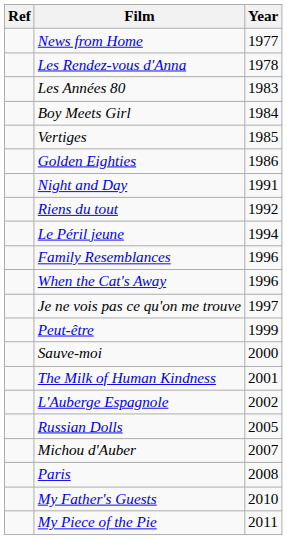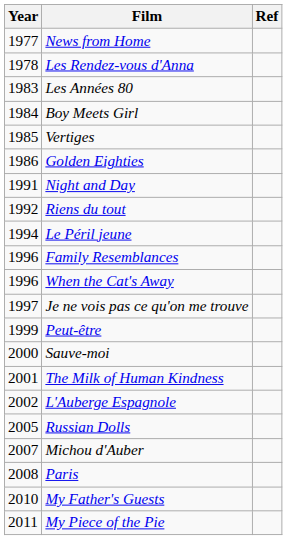columns swapped: (263, 16) <-> (19, 16)
